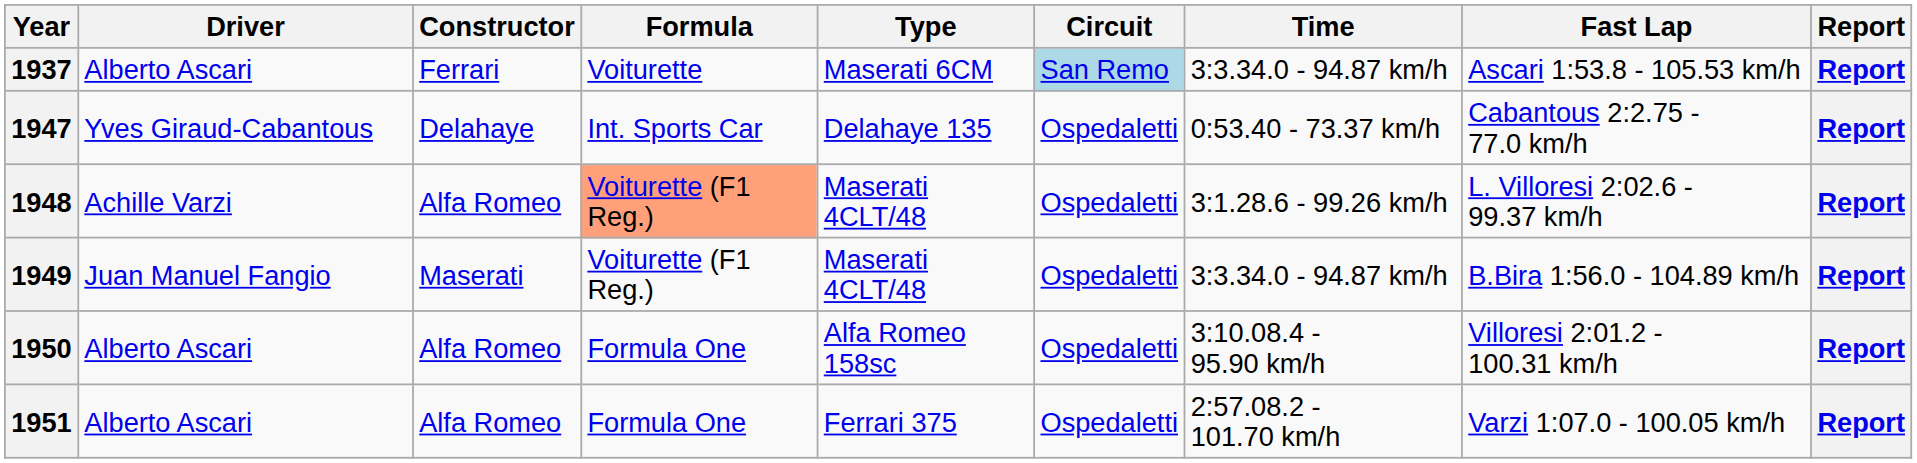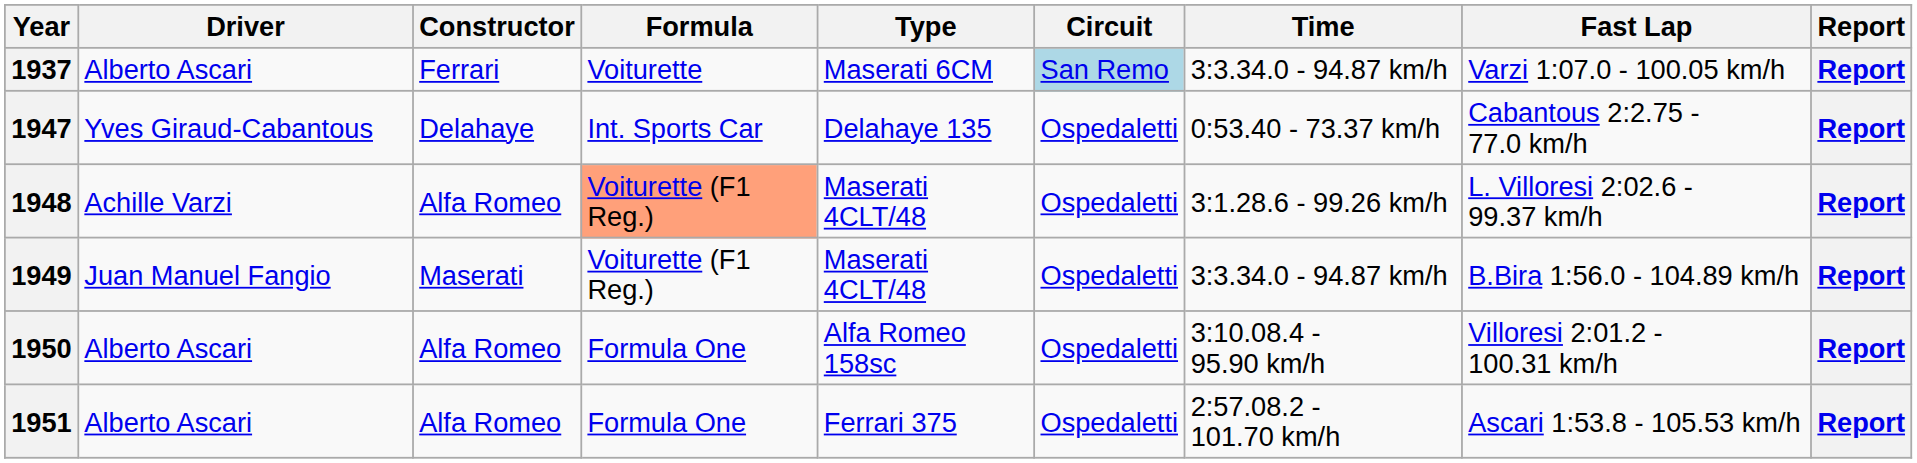(1634, 70) Ascari 1:53.8 - 105.53 km/h -> (1627, 70) Varzi 1:07.0 - 100.05 km/h
(1627, 422) Varzi 1:07.0 - 100.05 km/h -> (1634, 422) Ascari 1:53.8 - 105.53 km/h
